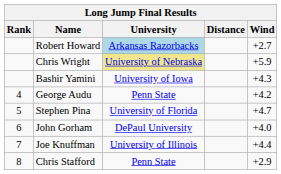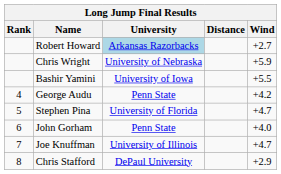(154, 62) khaki background -> (154, 62) no background
(262, 78) +4.3 -> (262, 78) +5.5
(154, 128) DePaul University -> (154, 128) Penn State
(262, 144) +4.4 -> (262, 144) +4.7
(154, 161) Penn State -> (154, 161) DePaul University
